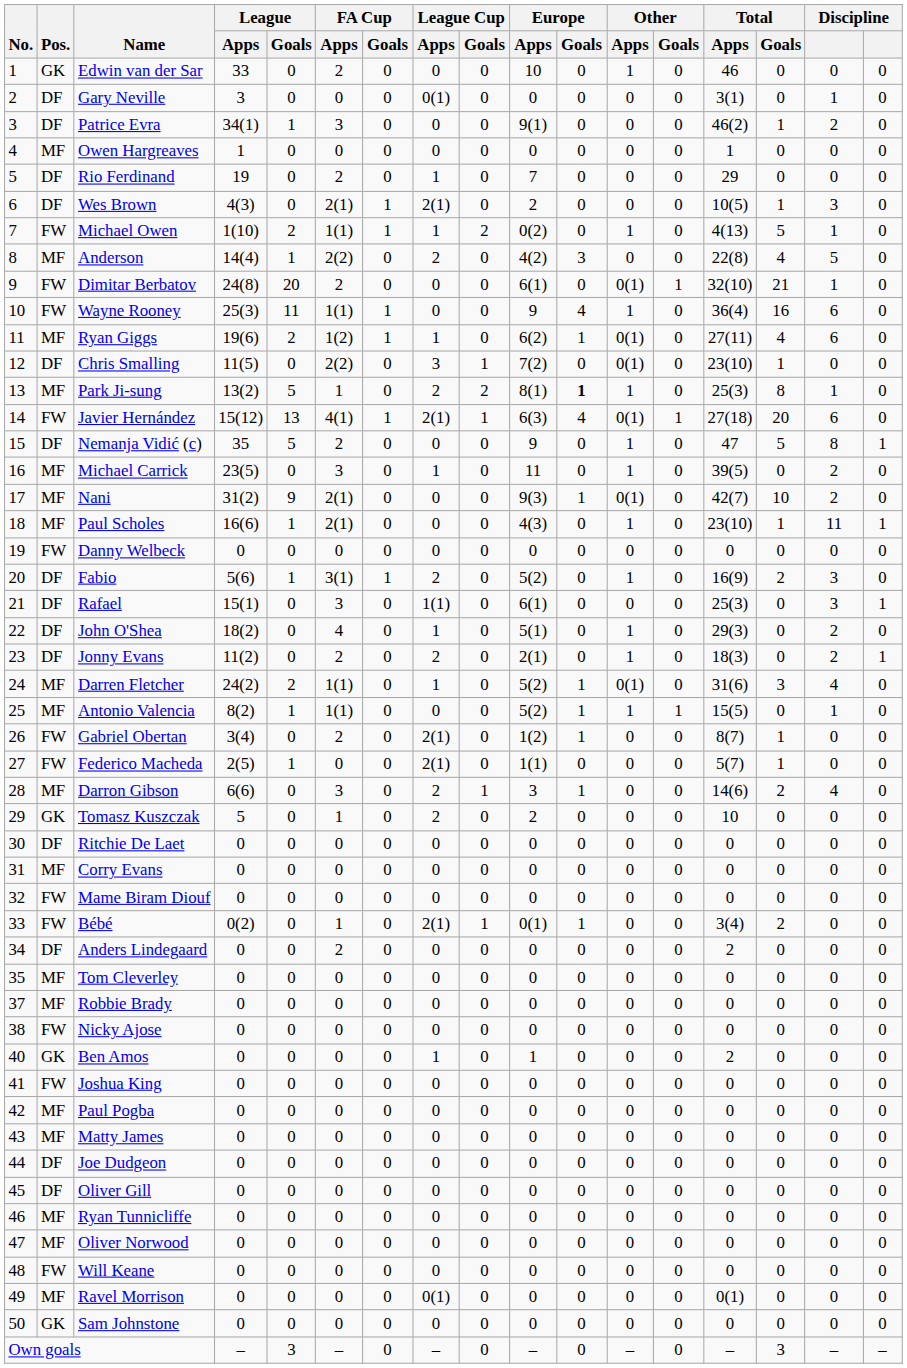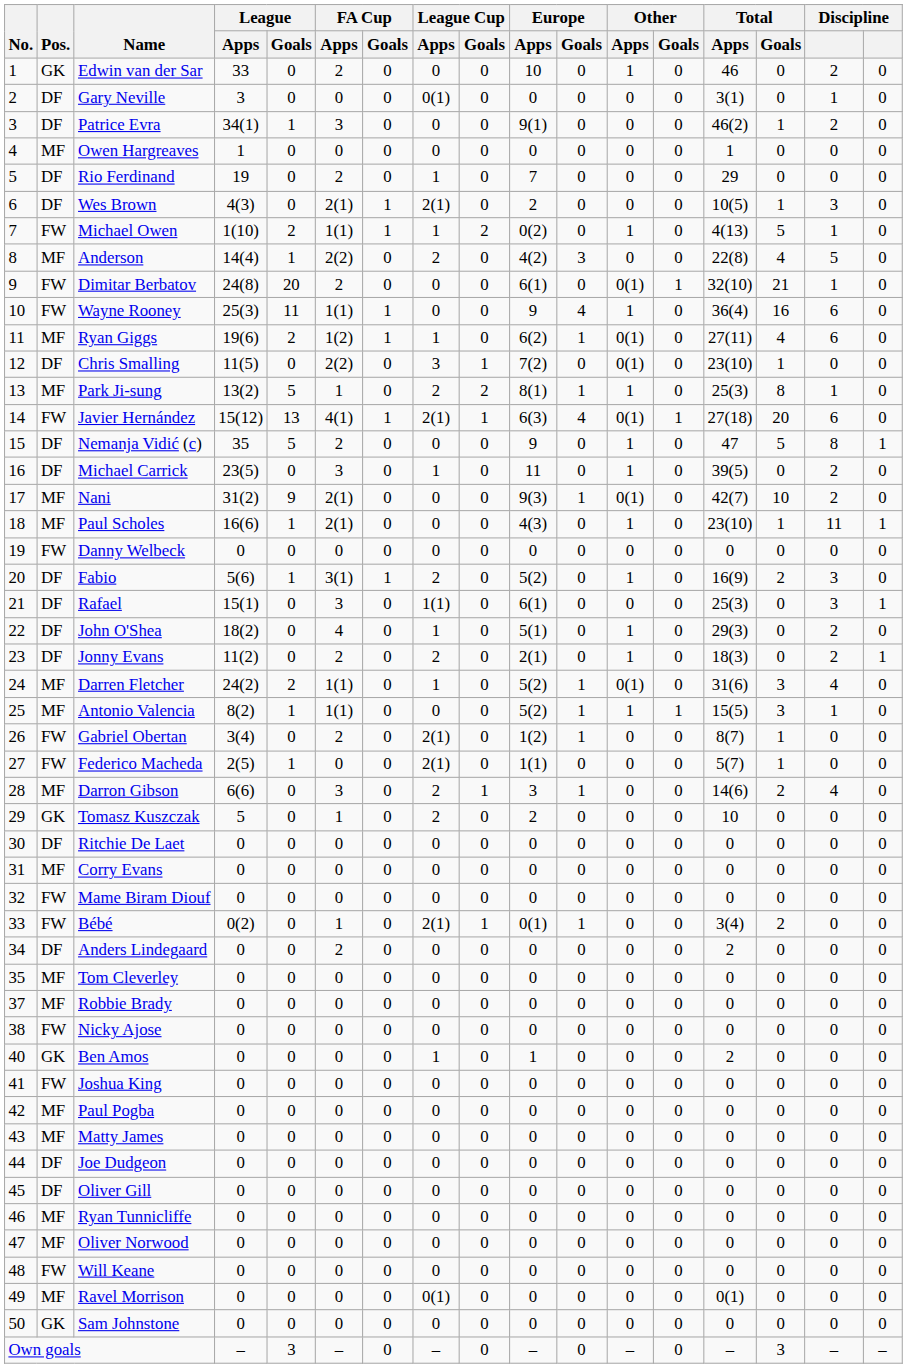(834, 71) 0 -> (834, 71) 2
(582, 390) bold -> (582, 390) normal
(53, 470) MF -> (52, 470) DF
(781, 710) 0 -> (781, 710) 3
